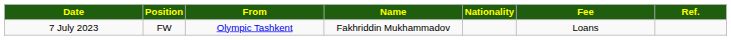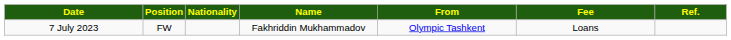columns swapped: (489, 12) <-> (255, 12)
